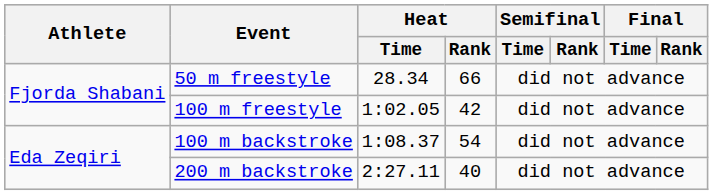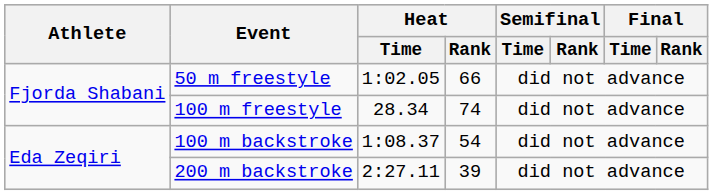(401, 79) 28.34 -> (401, 79) 1:02.05
(401, 110) 1:02.05 -> (401, 110) 28.34
(470, 110) 42 -> (470, 110) 74
(470, 173) 40 -> (470, 173) 39
